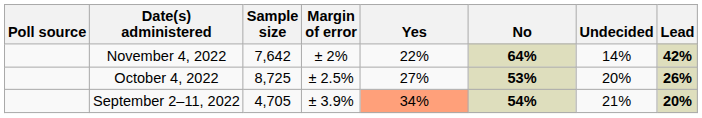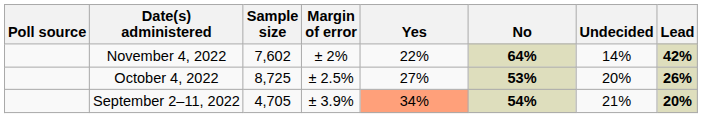(273, 56) 7,642 -> (273, 56) 7,602
